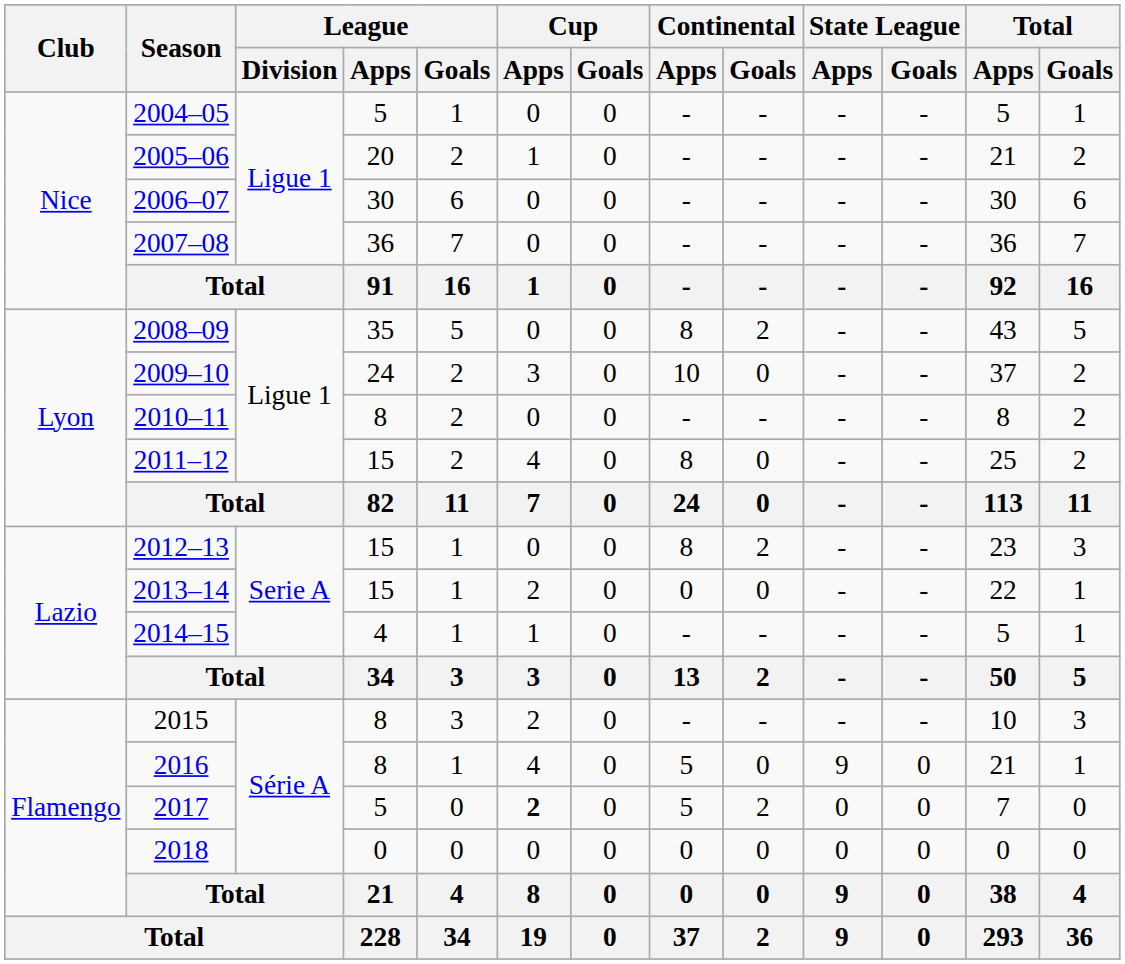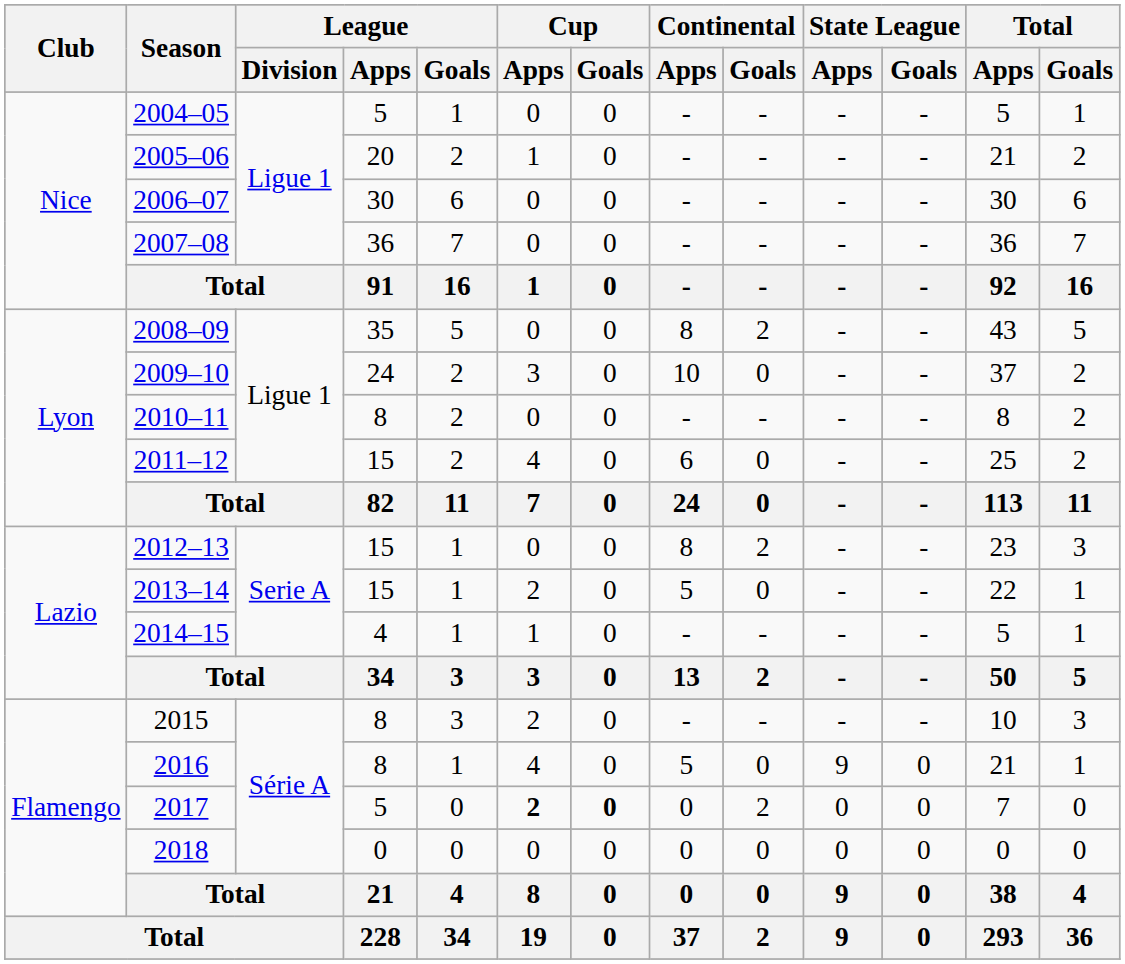(686, 460) 8 -> (686, 460) 6
(686, 590) 0 -> (686, 590) 5
(610, 807) normal -> (610, 807) bold
(686, 807) 5 -> (686, 807) 0
